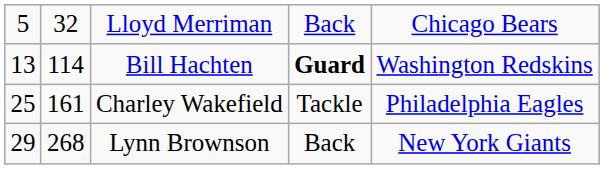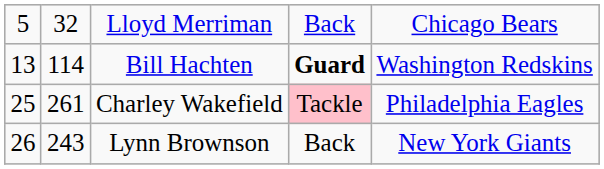(66, 103) 161 -> (66, 103) 261
(330, 103) no background -> (330, 103) pink background
(23, 143) 29 -> (23, 143) 26
(66, 143) 268 -> (66, 143) 243
